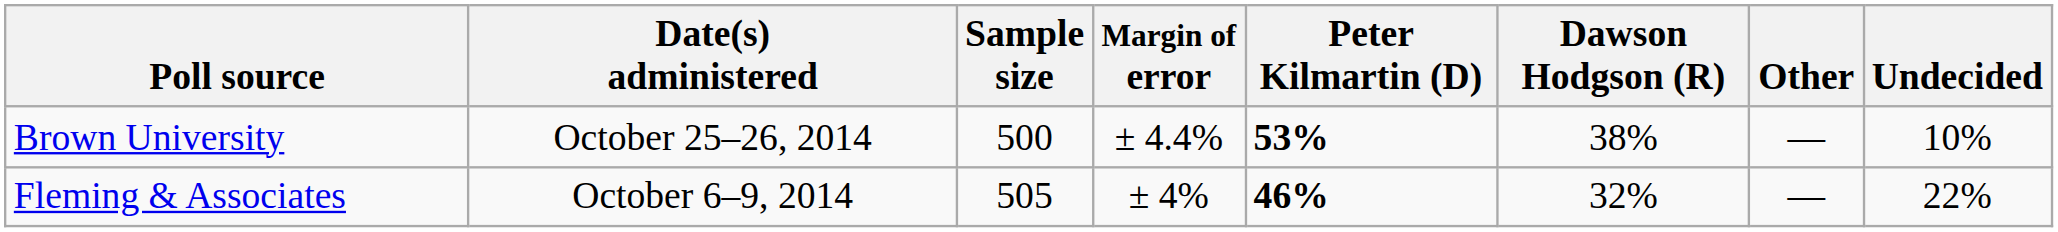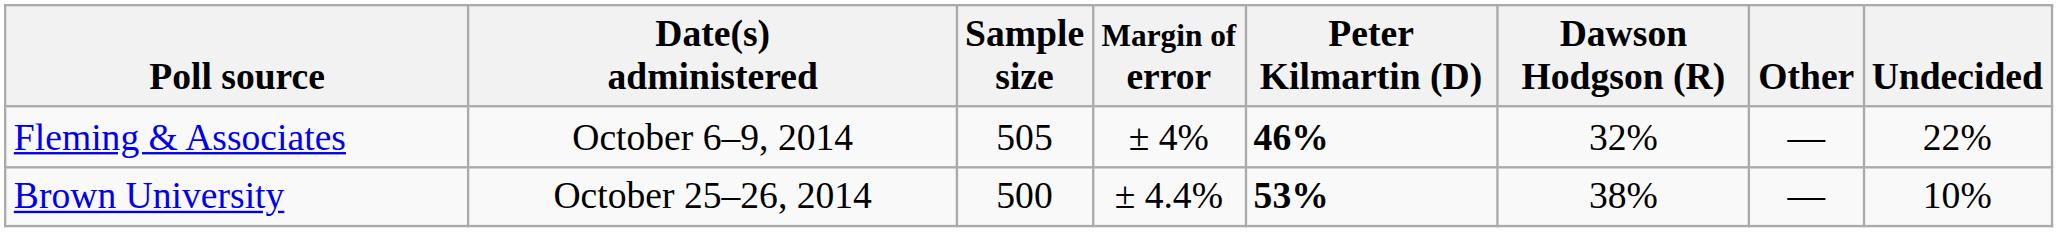rows swapped: (149, 136) <-> (180, 195)
